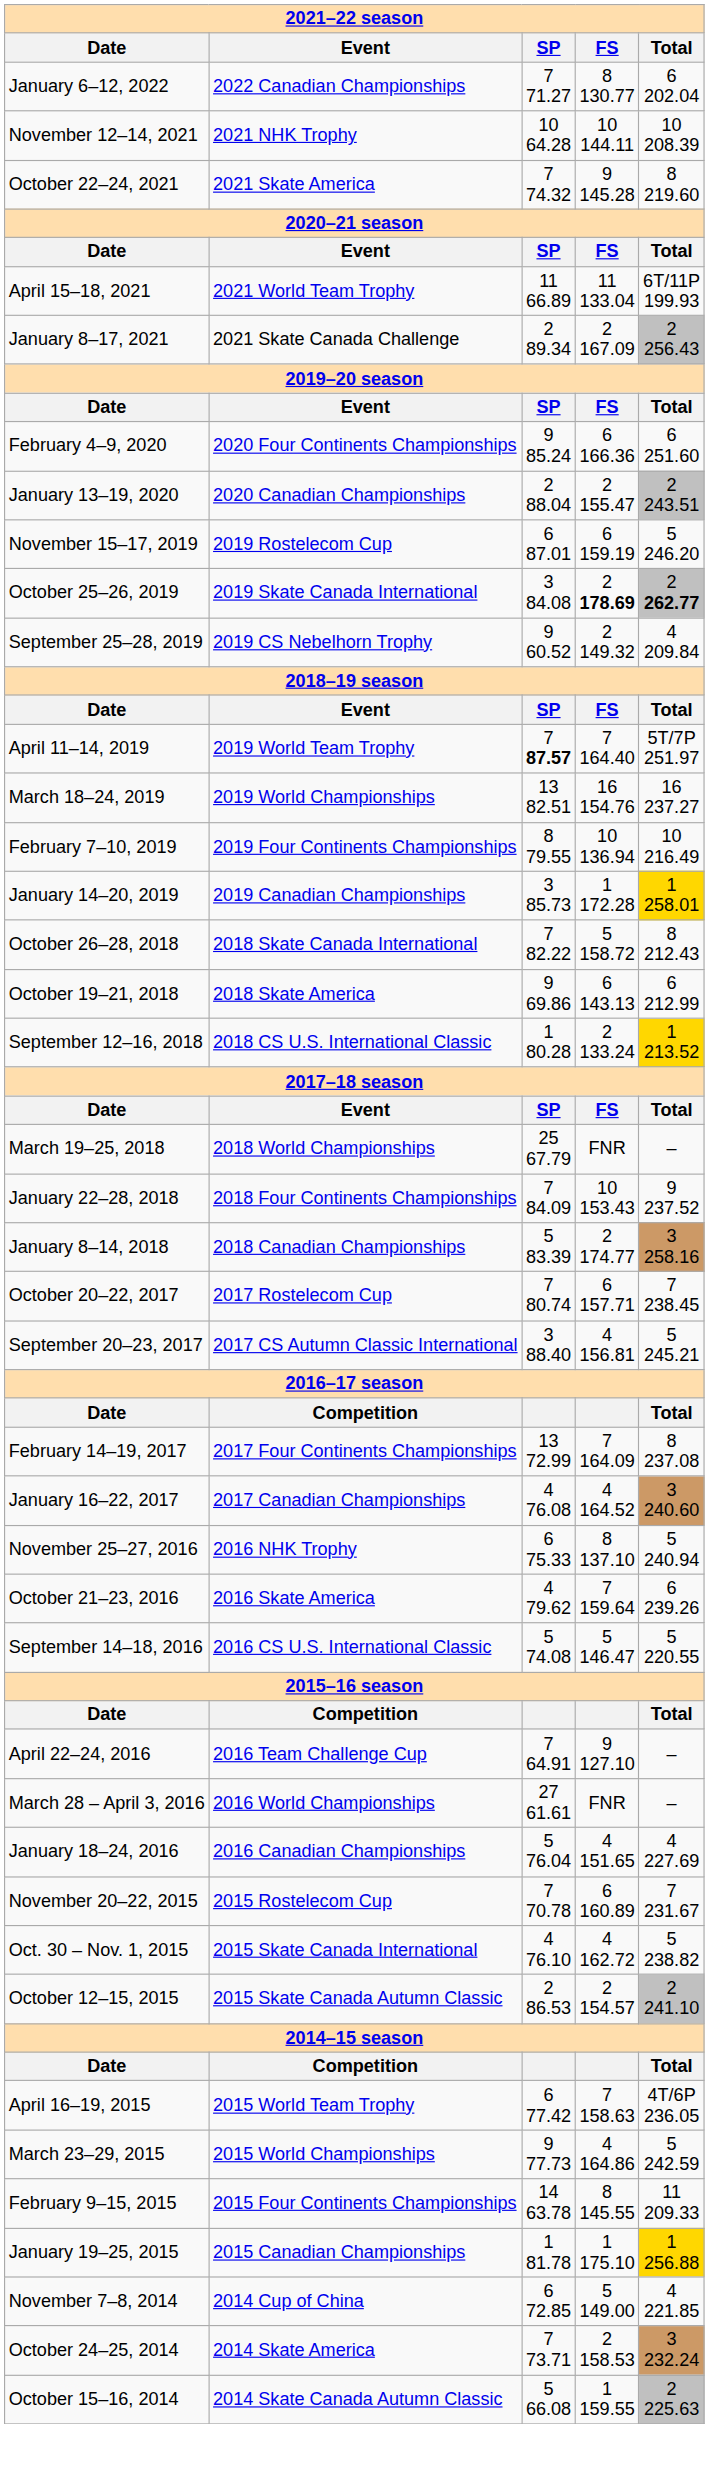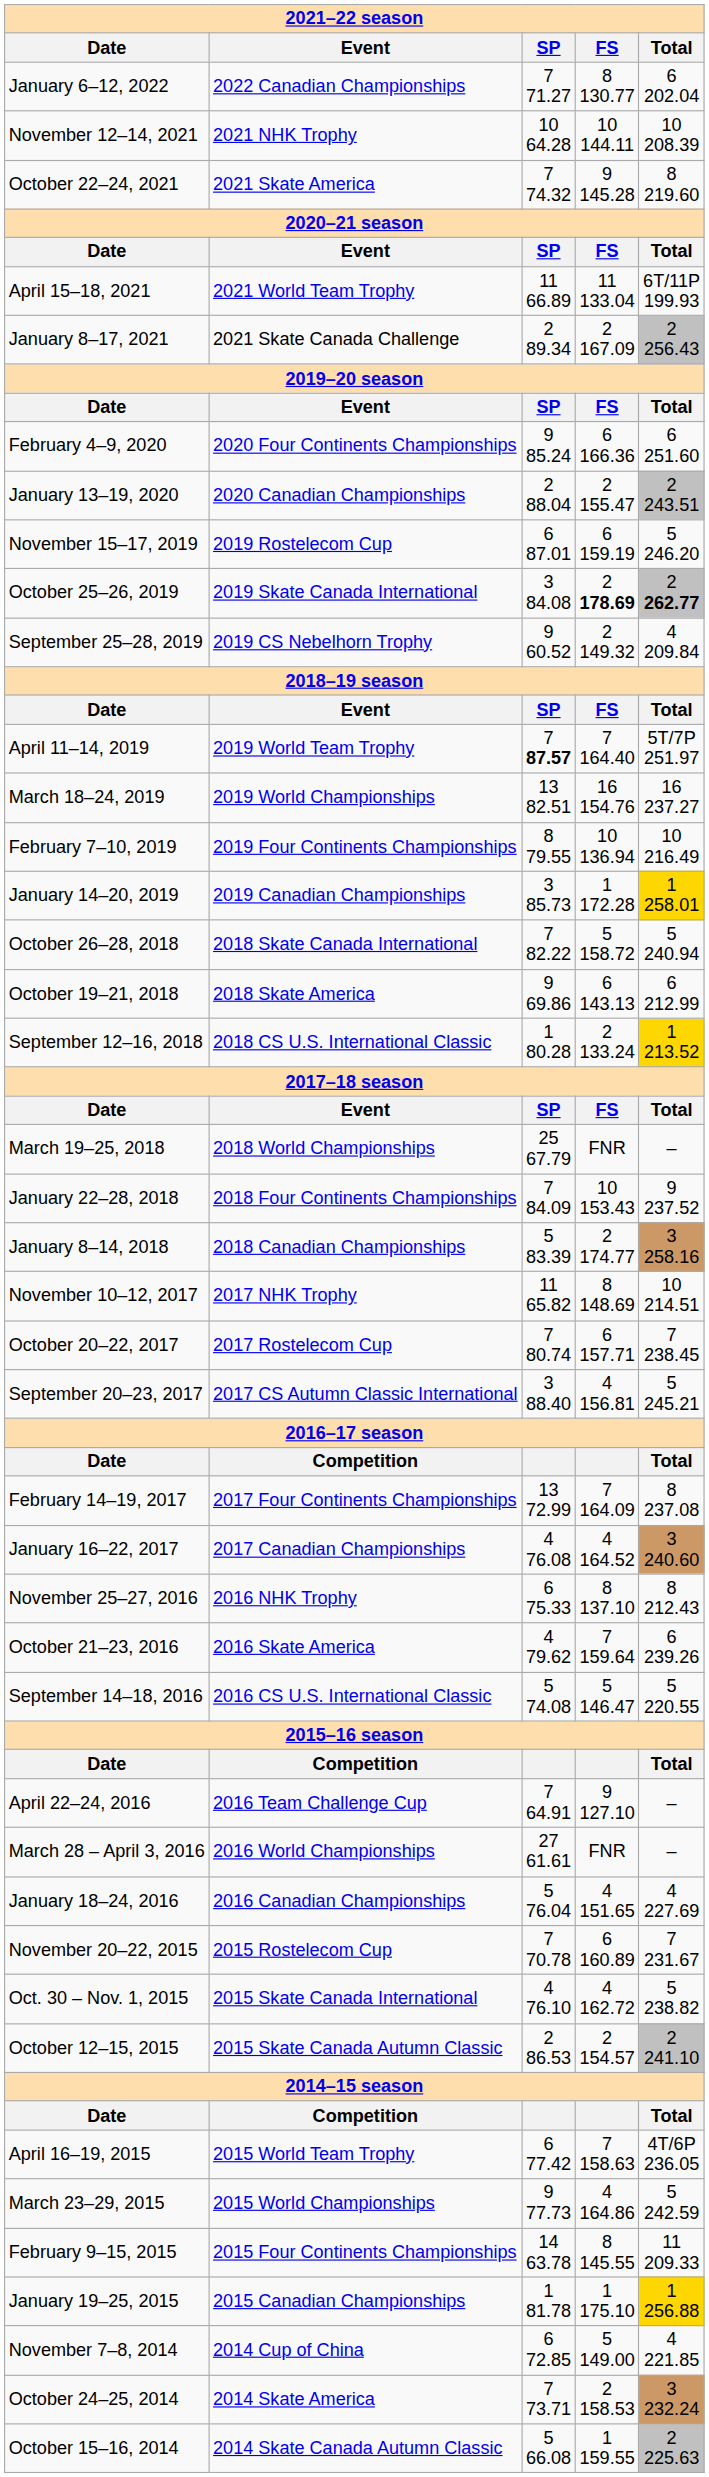(672, 944) 8 212.43 -> (672, 944) 5 240.94
+ row: (103, 1296)
(672, 1549) 5 240.94 -> (672, 1598) 8 212.43
